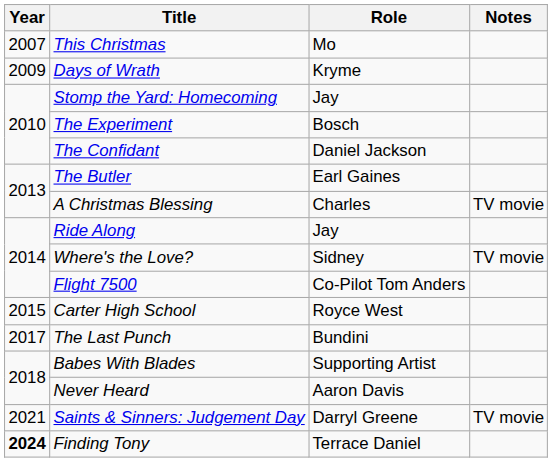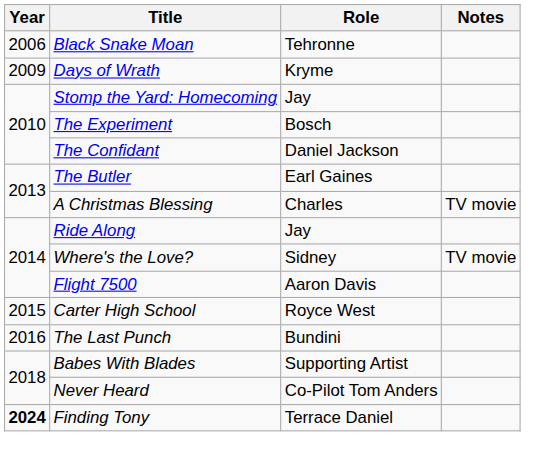+ row: (124, 44)
- row: (110, 44)
(389, 284) Co-Pilot Tom Anders -> (331, 284) Aaron Davis
(27, 337) 2017 -> (27, 337) 2016
(358, 390) Aaron Davis -> (361, 390) Co-Pilot Tom Anders
- row: (179, 417)
